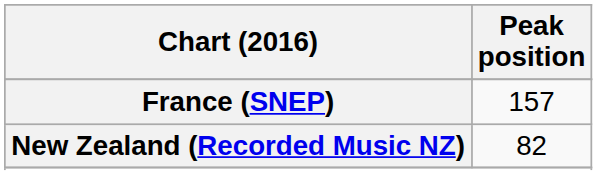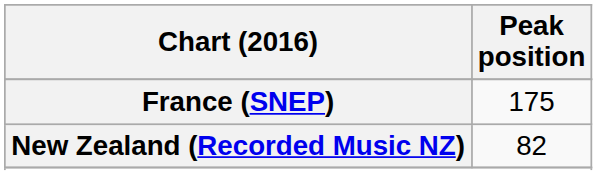(532, 101) 157 -> (532, 101) 175
